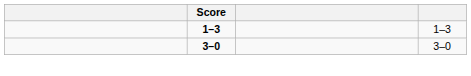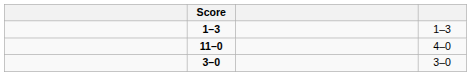+ row: (211, 46)
